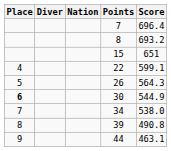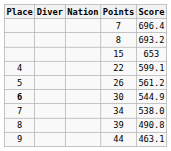(151, 54) 651 -> (151, 54) 653
(151, 82) 564.3 -> (151, 82) 561.2
